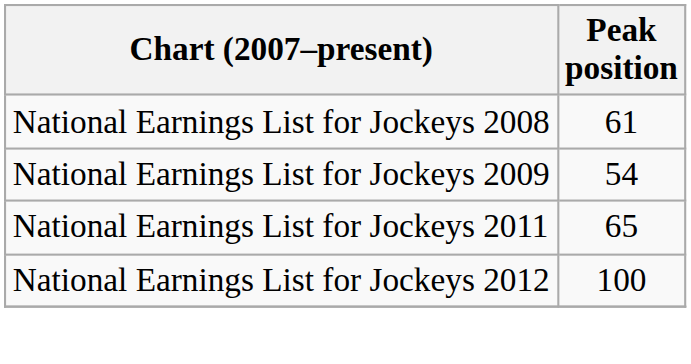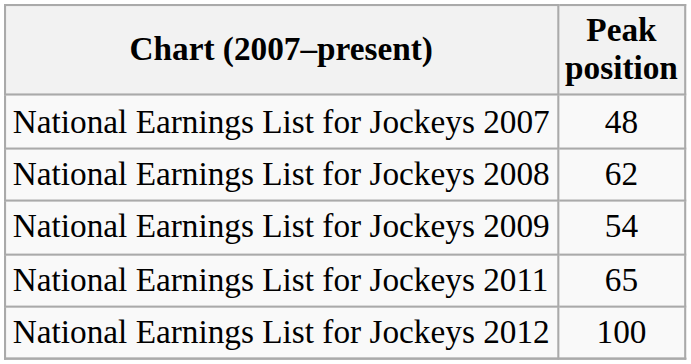+ row: (281, 121)
(621, 121) 61 -> (621, 173) 62
